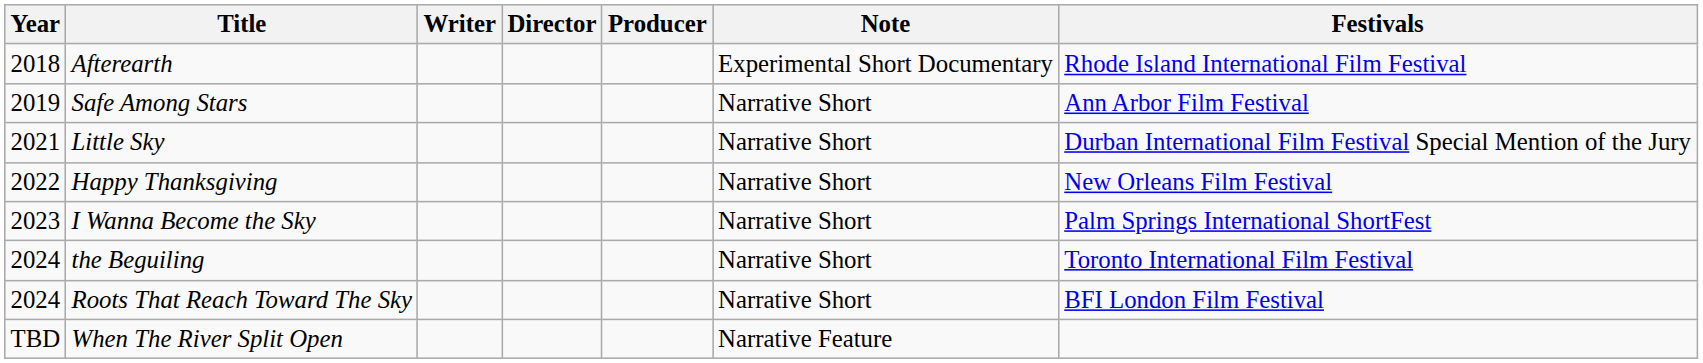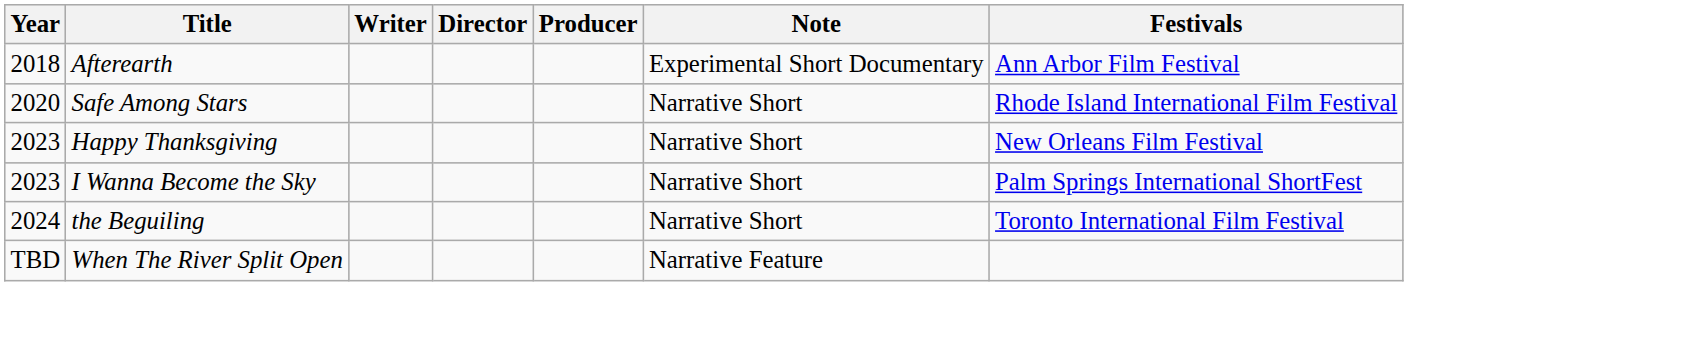(1265, 63) Rhode Island International Film Festival -> (1117, 63) Ann Arbor Film Festival
(35, 102) 2019 -> (35, 102) 2020
(1187, 102) Ann Arbor Film Festival -> (1196, 102) Rhode Island International Film Festival
- row: (118, 142)
(35, 181) 2022 -> (35, 142) 2023
- row: (242, 299)
